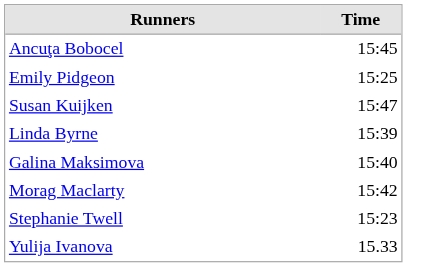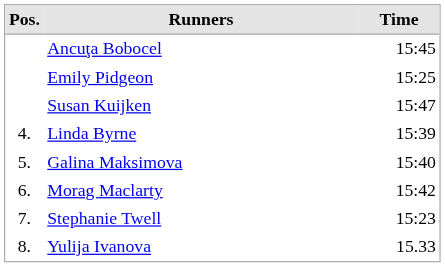+ column: (24, 19)
